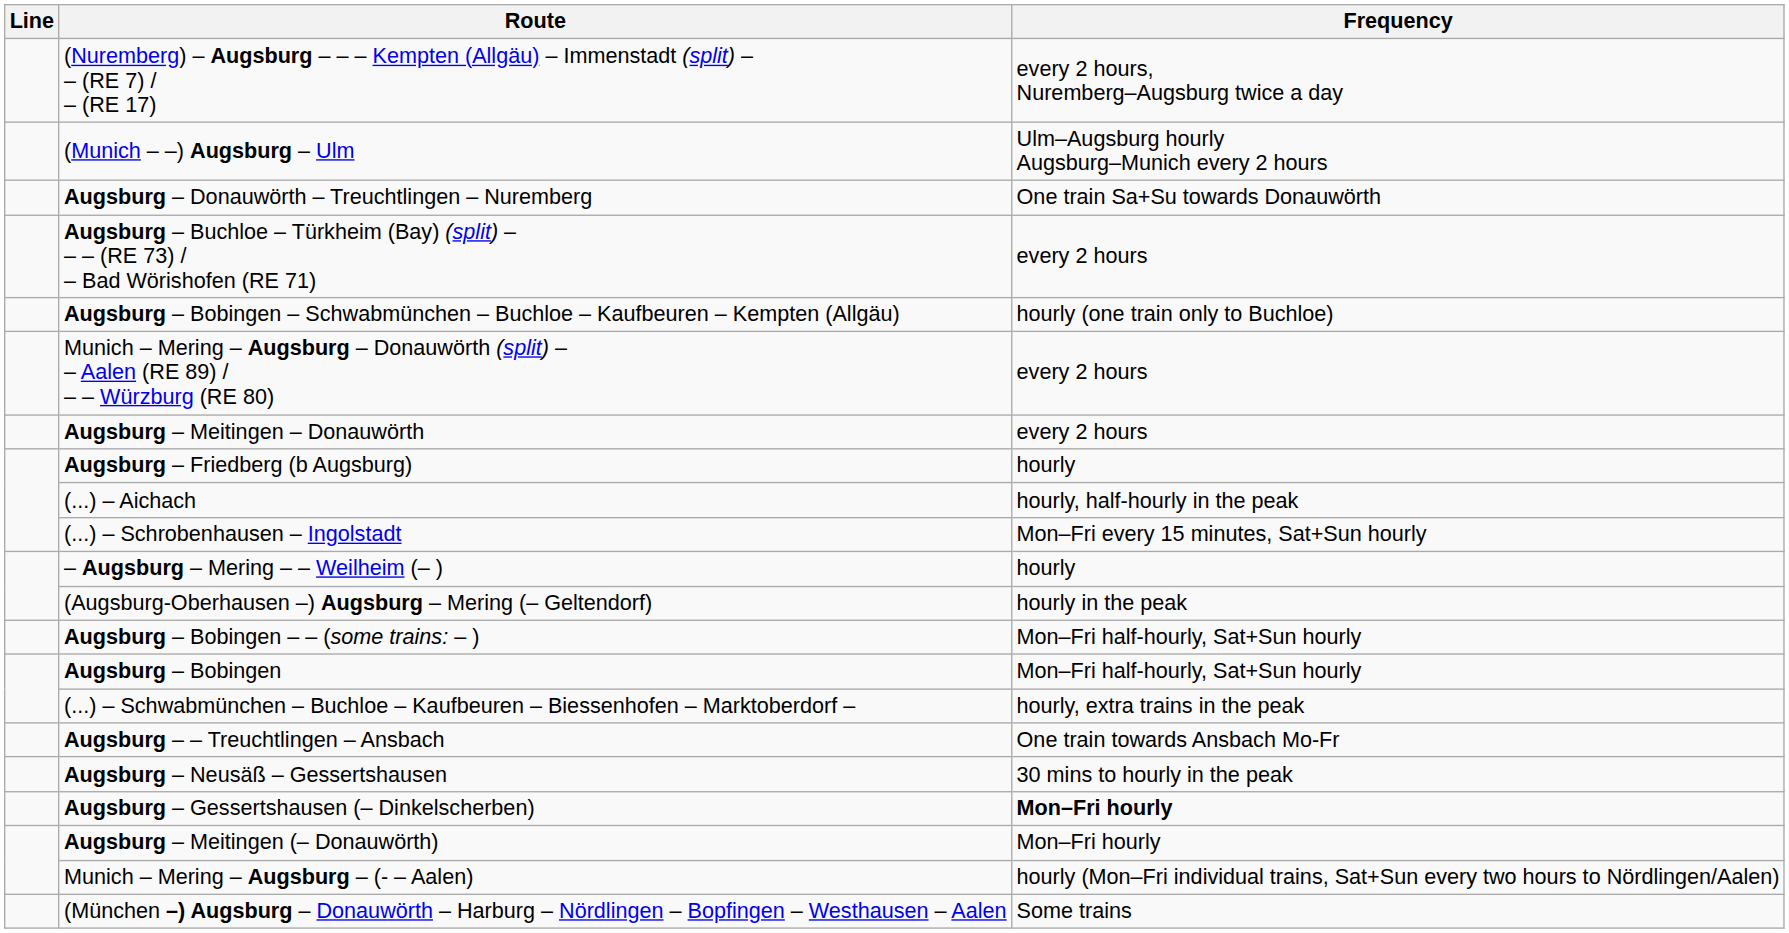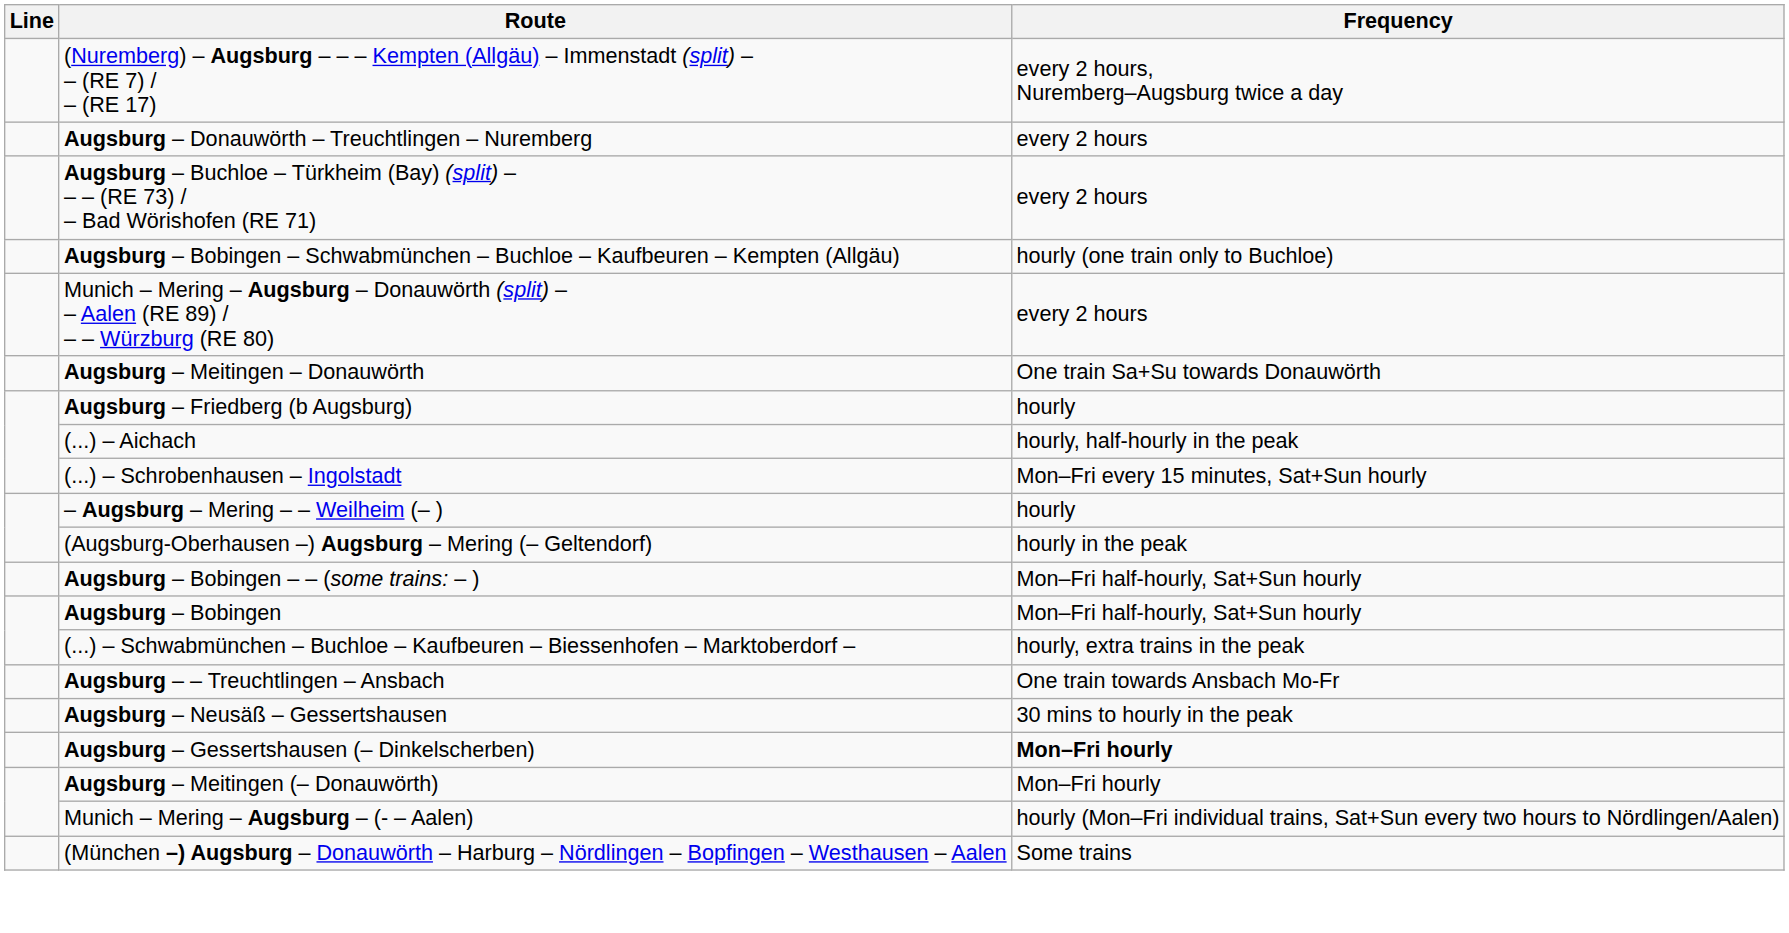- row: (209, 150)
(1199, 197) One train Sa+Su towards Donauwörth -> (1082, 138) every 2 hours
(1082, 431) every 2 hours -> (1199, 372) One train Sa+Su towards Donauwörth
